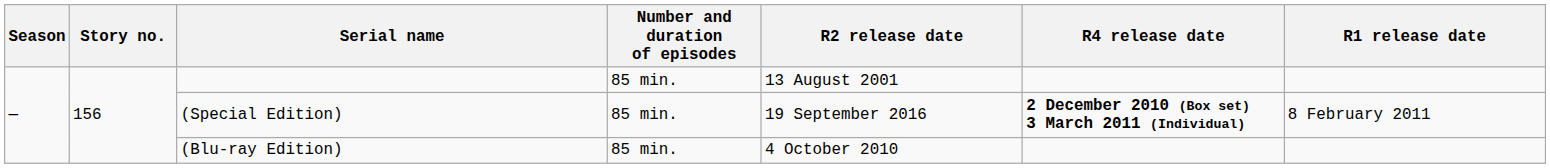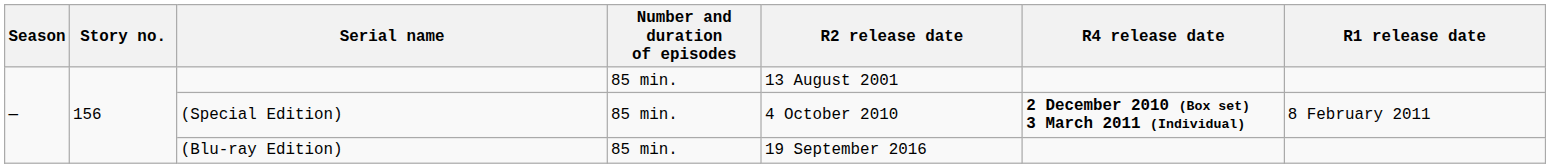(846, 115) 19 September 2016 -> (832, 115) 4 October 2010
(832, 150) 4 October 2010 -> (846, 150) 19 September 2016
